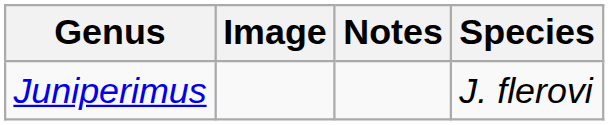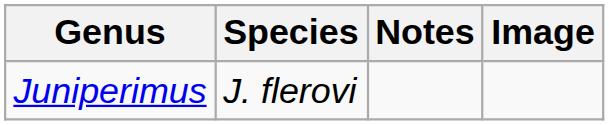columns swapped: (527, 32) <-> (275, 32)
